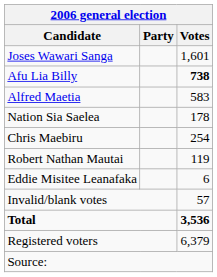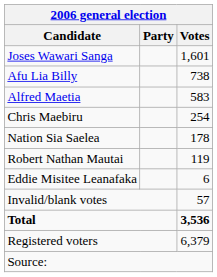(200, 76) bold -> (200, 76) normal
rows swapped: (45, 138) <-> (53, 117)
